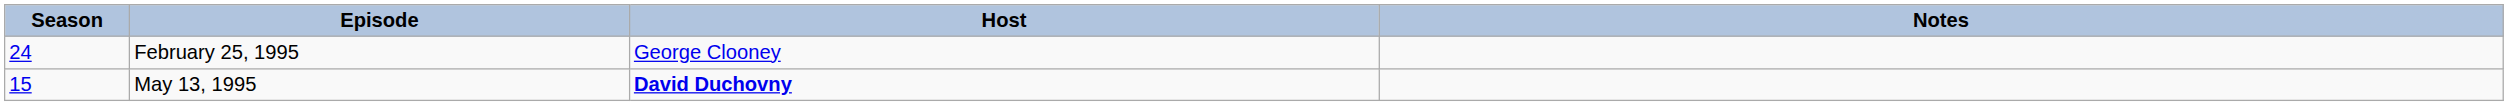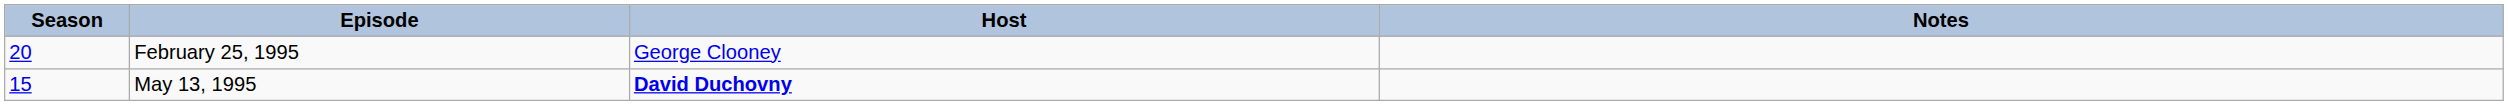(20, 52) 24 -> (20, 52) 20
